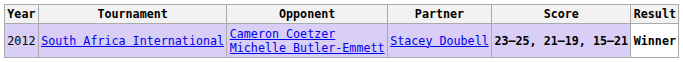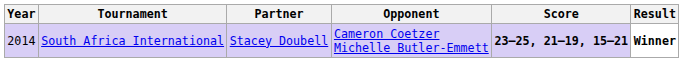columns swapped: (439, 14) <-> (307, 14)
(21, 41) 2012 -> (21, 41) 2014
